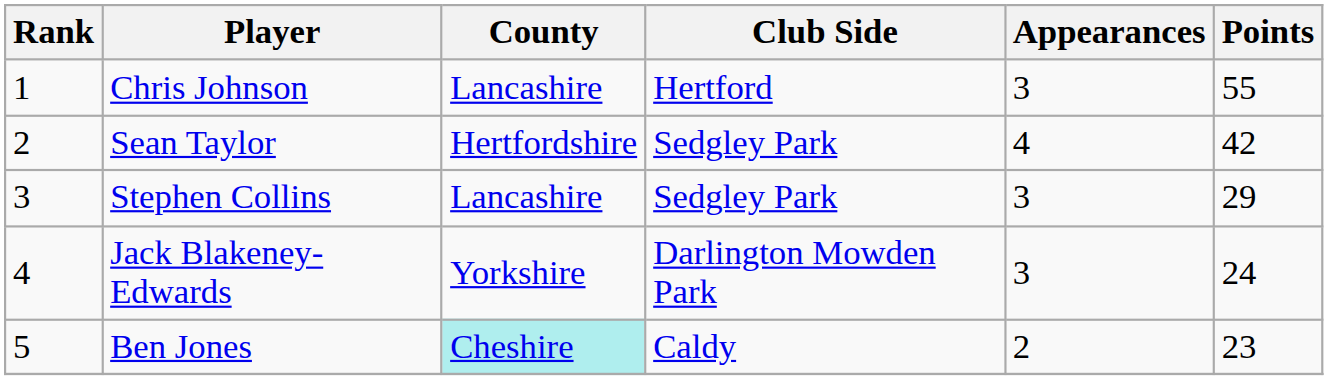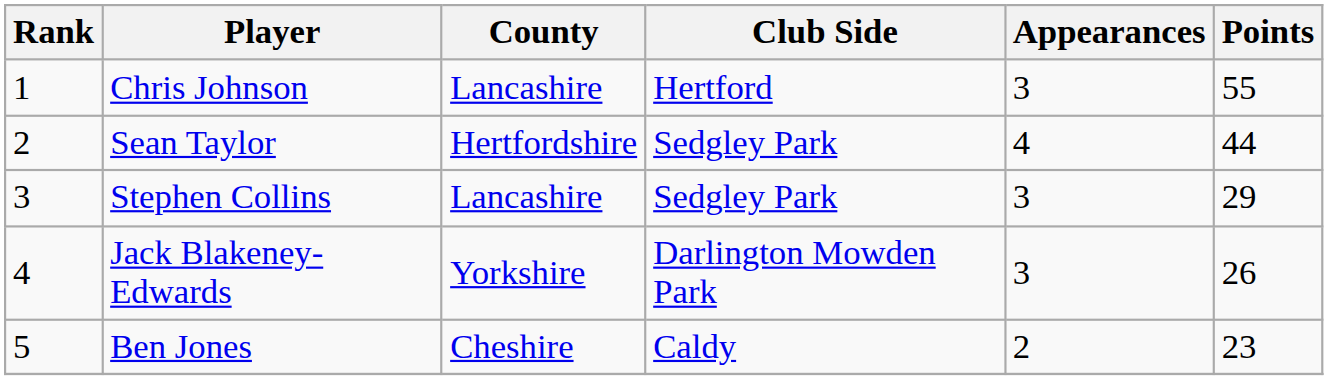(1239, 142) 42 -> (1239, 142) 44
(1239, 271) 24 -> (1239, 271) 26
(512, 346) paleturquoise background -> (512, 346) no background
